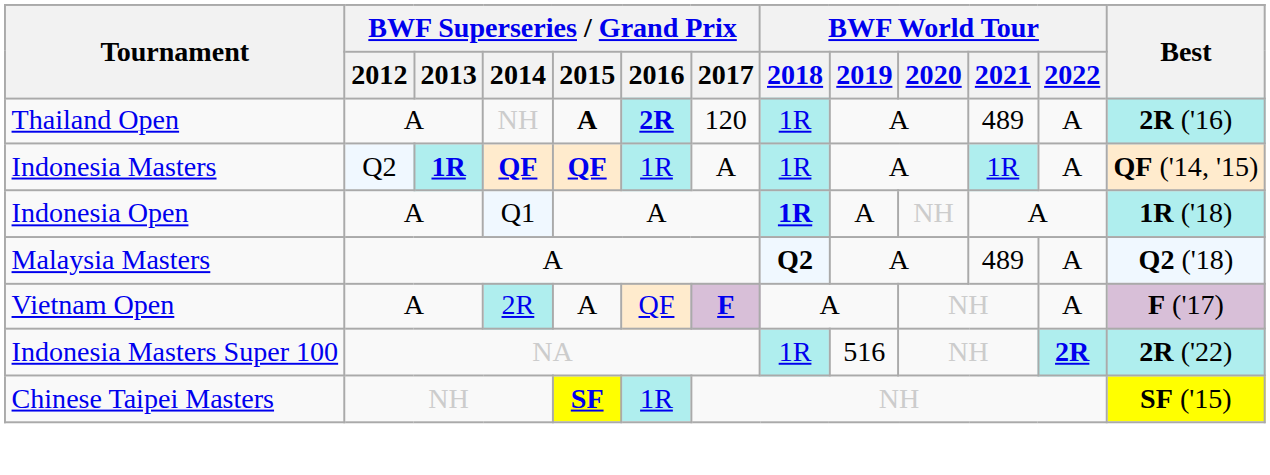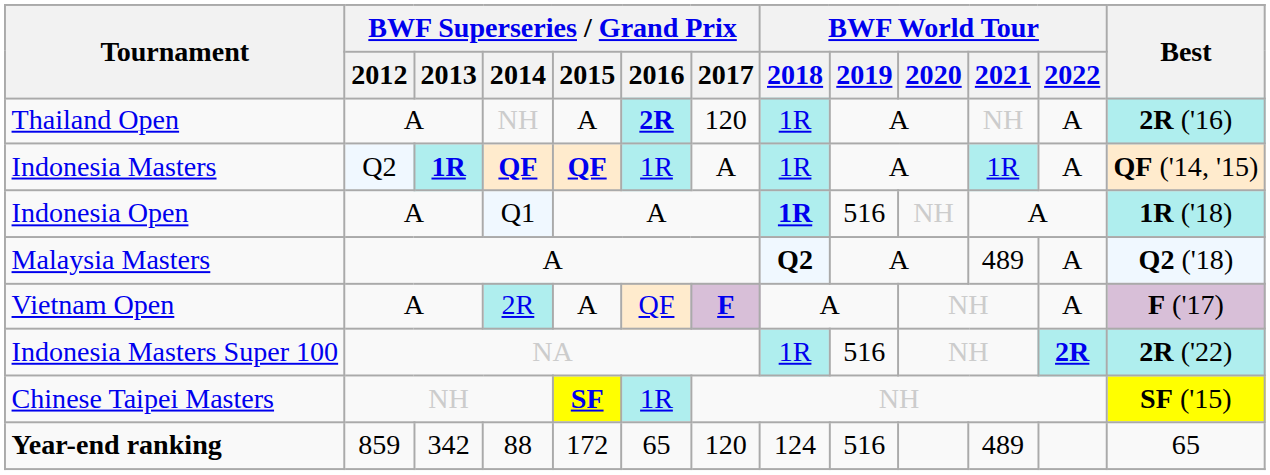(587, 120) bold -> (587, 120) normal
(1003, 120) 489 -> (1003, 120) NH
(864, 213) A -> (864, 213) 516
+ row: (117, 444)
